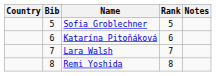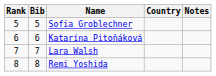columns swapped: (171, 11) <-> (24, 11)
